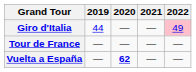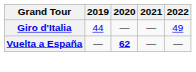(178, 28) pink background -> (178, 28) no background
- row: (44, 43)
